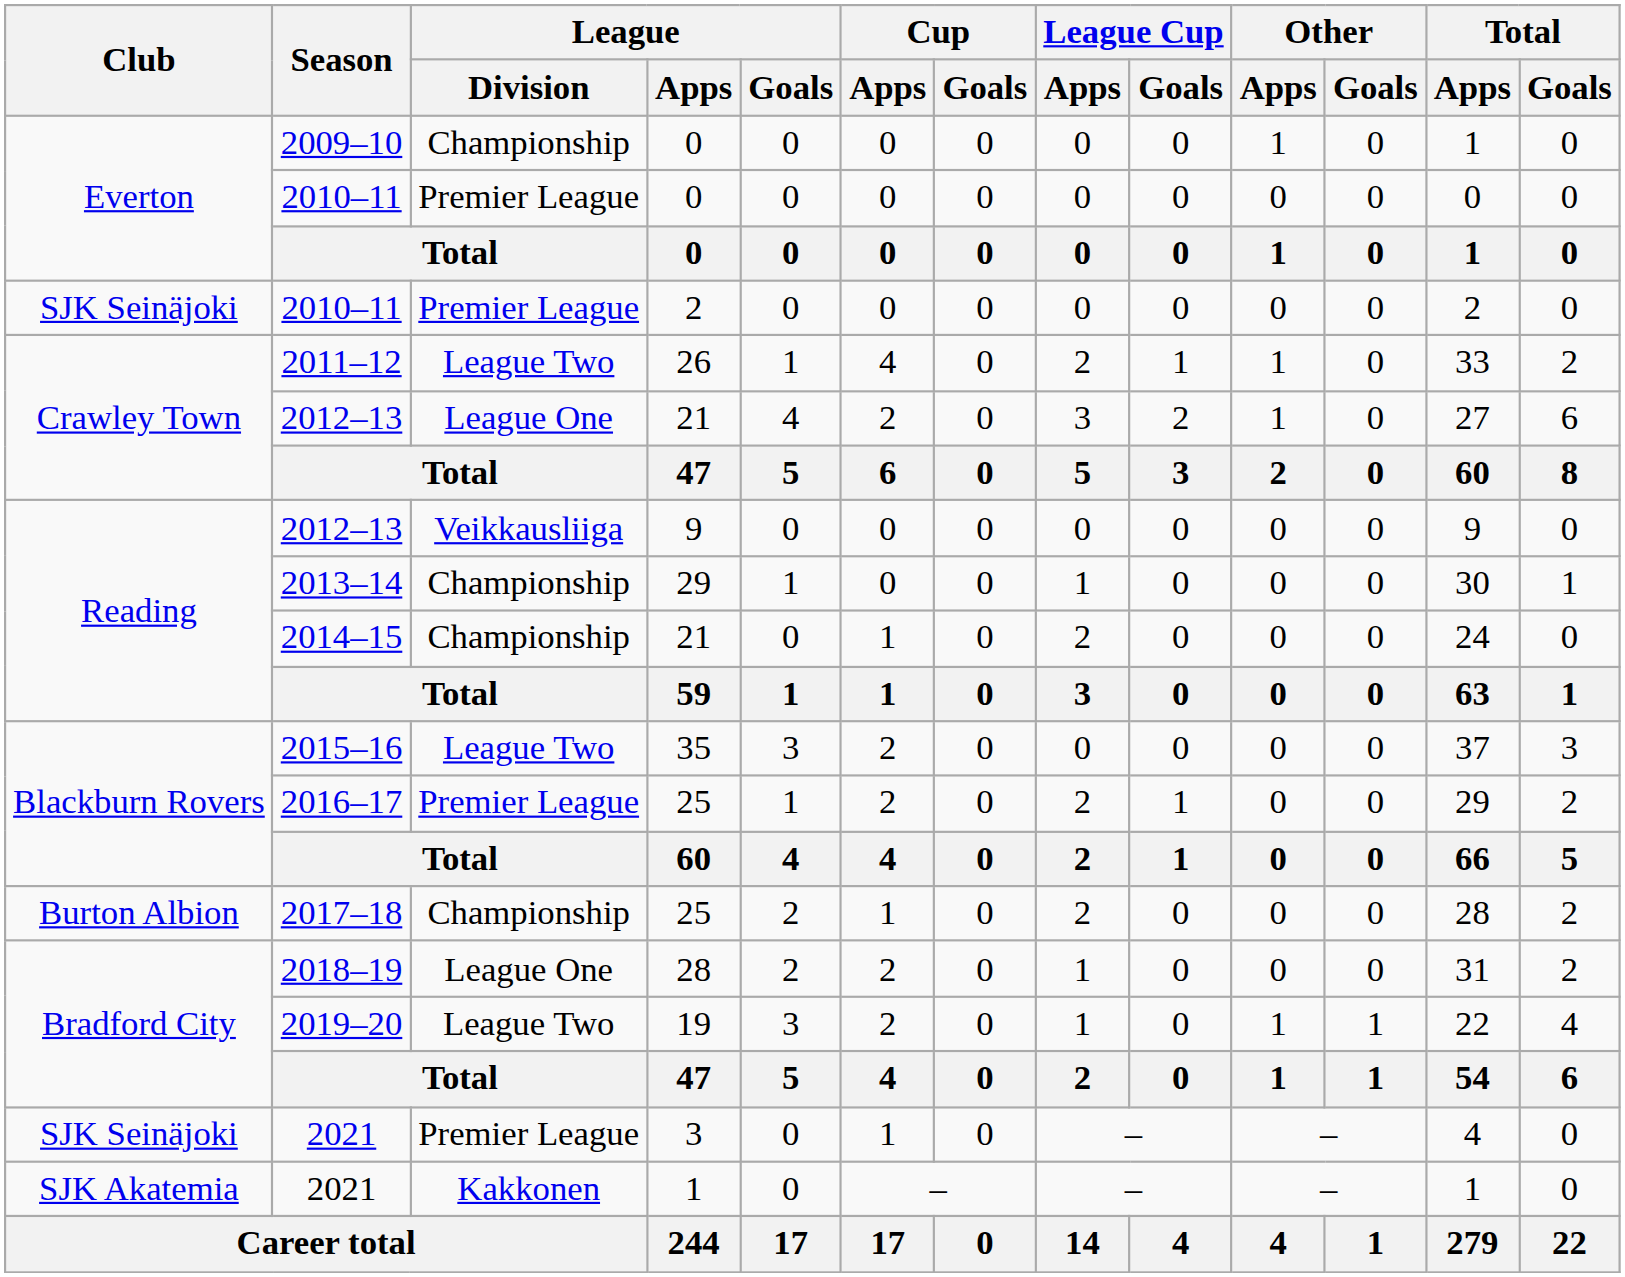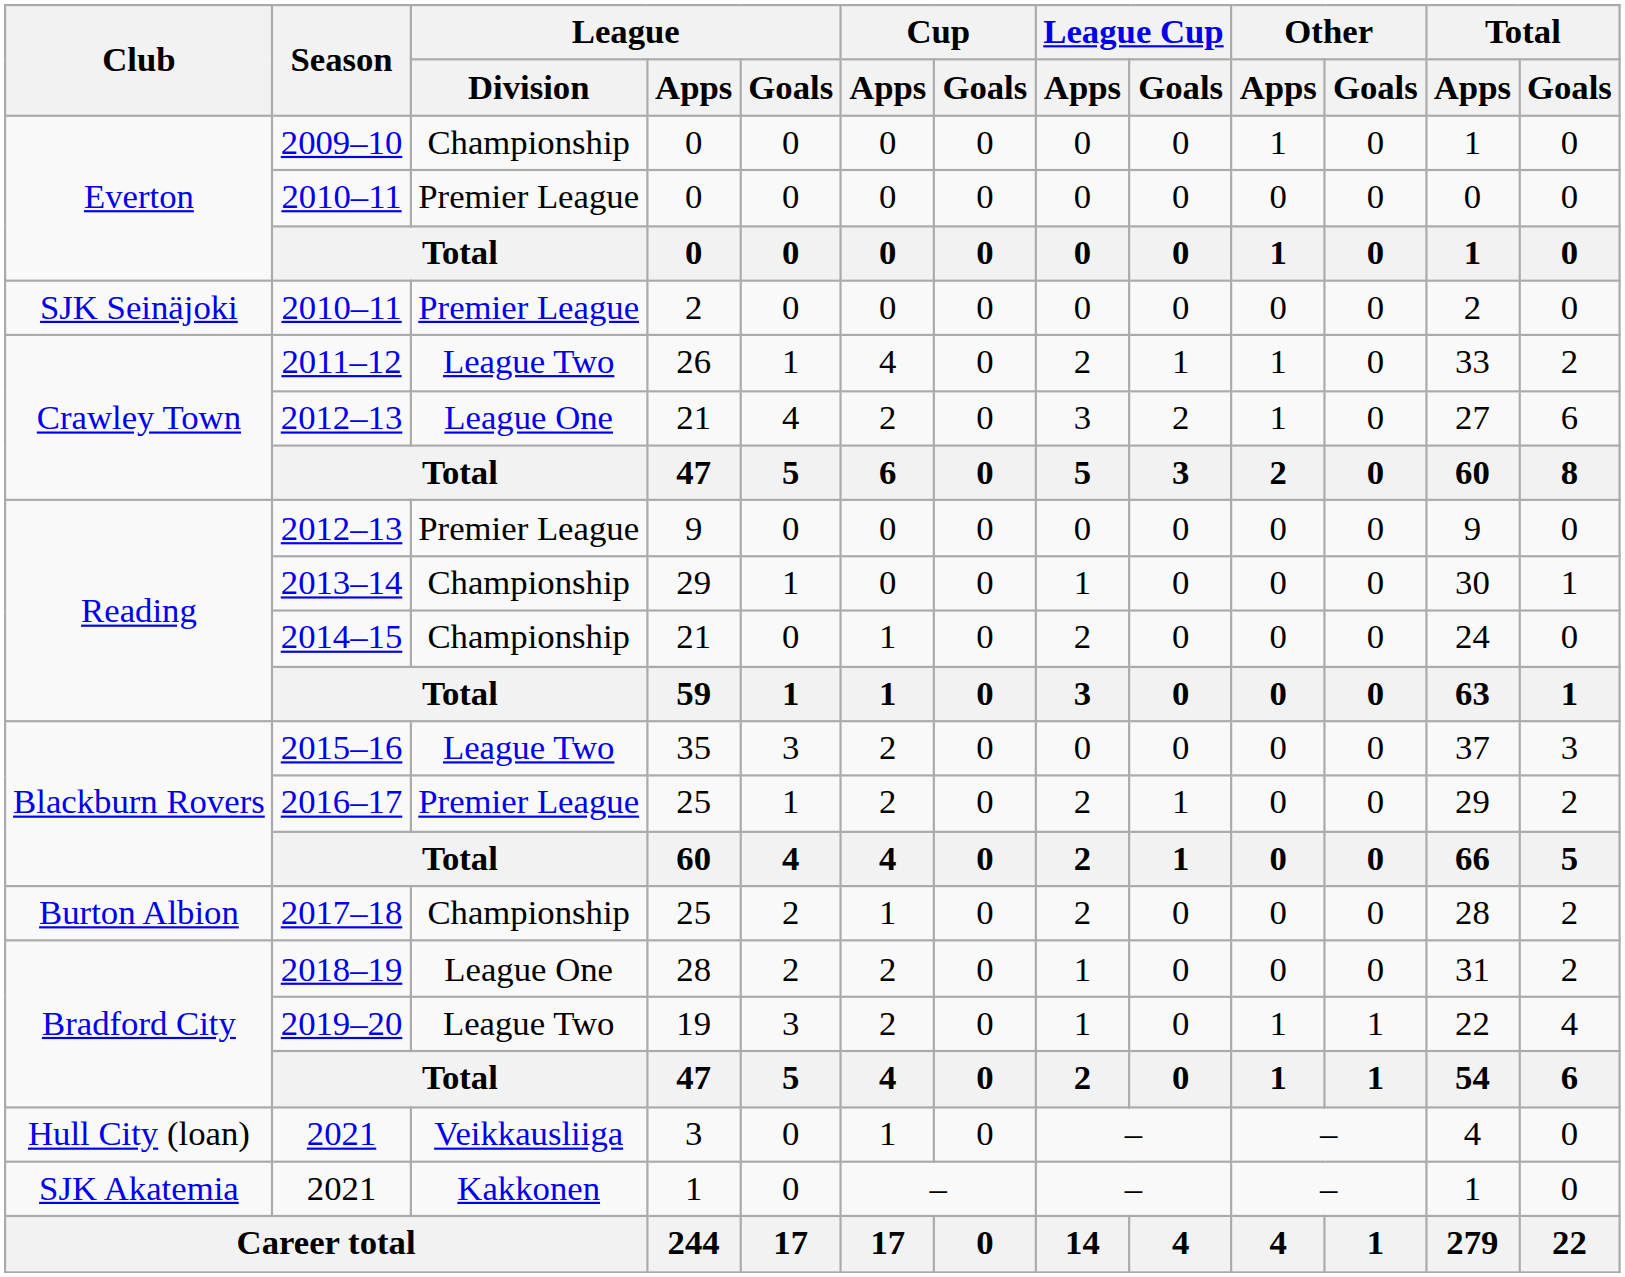(529, 527) Veikkausliiga -> (529, 527) Premier League
(139, 1133) SJK Seinäjoki -> (139, 1133) Hull City (loan)
(529, 1133) Premier League -> (529, 1133) Veikkausliiga
